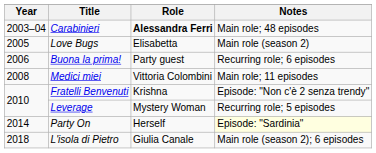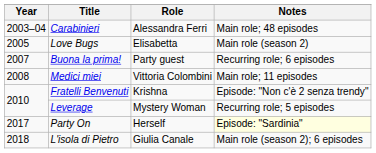(173, 28) bold -> (170, 28) normal
(18, 60) 2006 -> (18, 60) 2007
(18, 124) 2014 -> (18, 124) 2017
